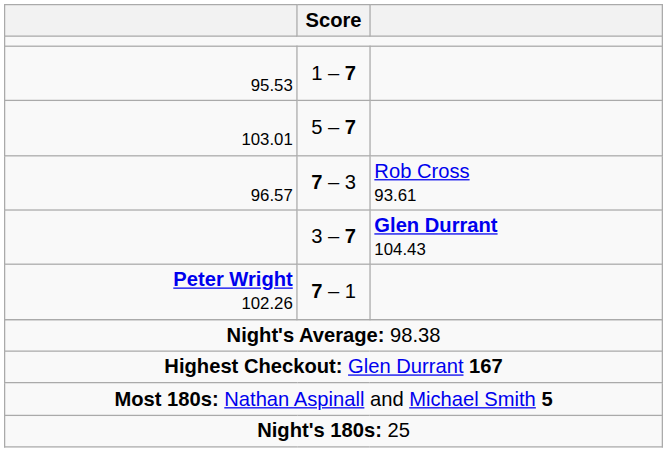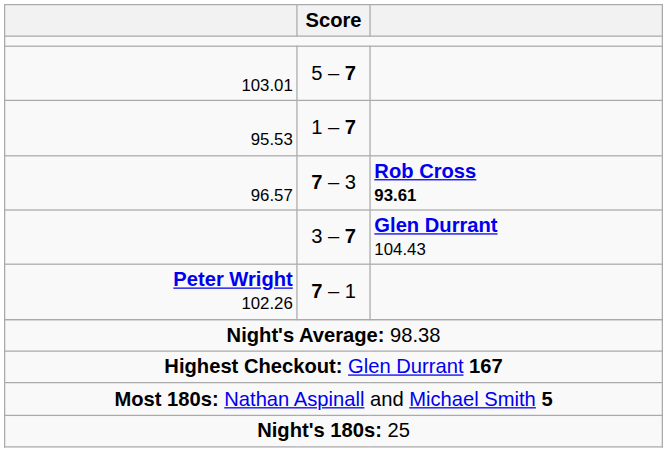rows swapped: (272, 85) <-> (267, 140)
(422, 182) normal -> (425, 182) bold
